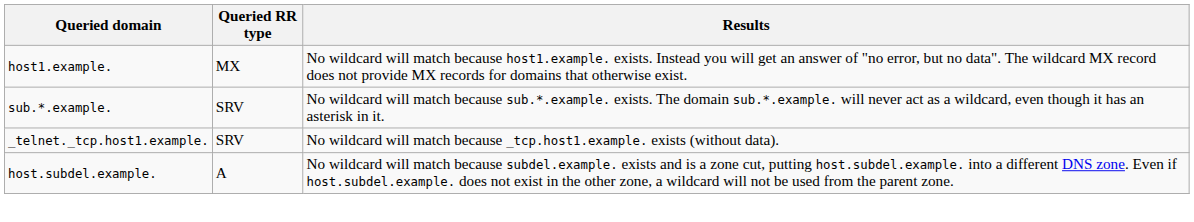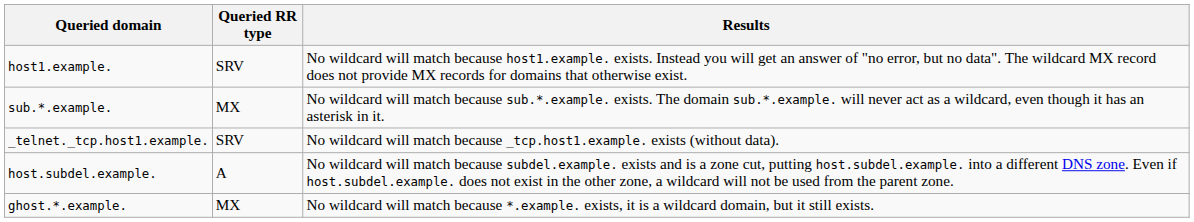(228, 66) MX -> (230, 66) SRV
(230, 107) SRV -> (228, 107) MX
+ row: (67, 206)
